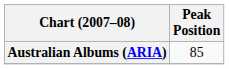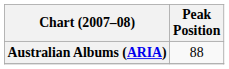(197, 52) 85 -> (197, 52) 88
